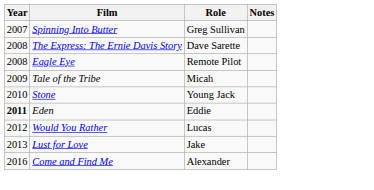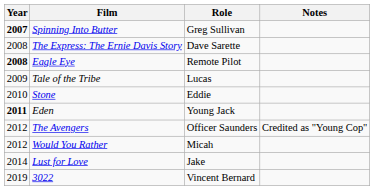(17, 29) normal -> (17, 29) bold
(17, 62) normal -> (17, 62) bold
(200, 78) Micah -> (199, 78) Lucas
(211, 95) Young Jack -> (199, 95) Eddie
(199, 111) Eddie -> (211, 111) Young Jack
+ row: (60, 128)
(199, 128) Lucas -> (200, 144) Micah
(17, 144) 2013 -> (17, 161) 2014
- row: (73, 161)
+ row: (43, 177)
